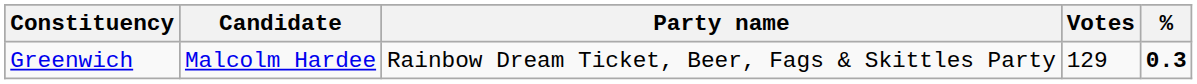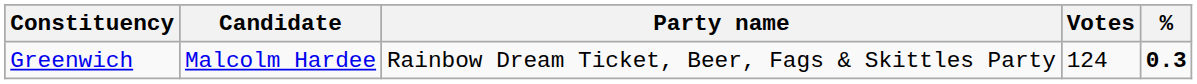(1087, 60) 129 -> (1087, 60) 124
